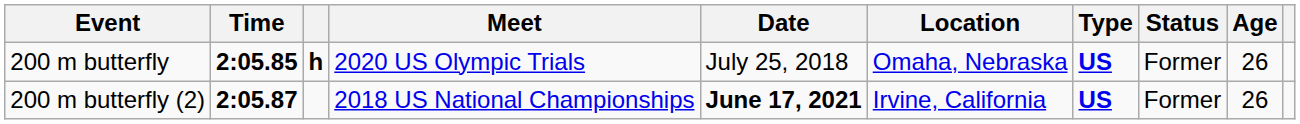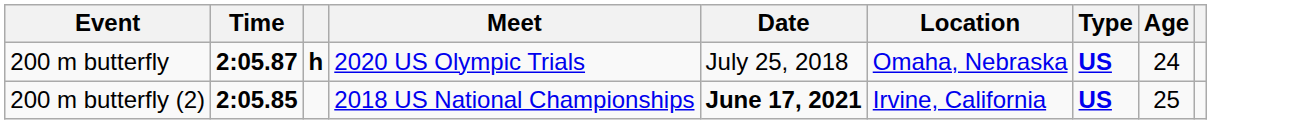- column: (1183, 23)
(257, 61) 2:05.85 -> (257, 61) 2:05.87
(1255, 61) 26 -> (1167, 61) 24
(257, 99) 2:05.87 -> (257, 99) 2:05.85
(1255, 99) 26 -> (1167, 99) 25
